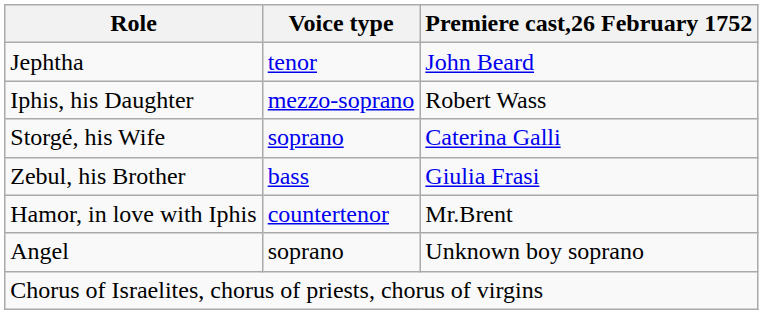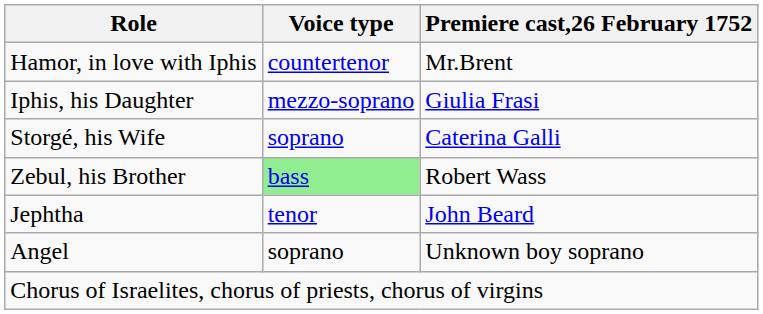rows swapped: (47, 61) <-> (133, 213)
(486, 99) Robert Wass -> (482, 99) Giulia Frasi
(288, 175) no background -> (288, 175) lightgreen background
(482, 175) Giulia Frasi -> (486, 175) Robert Wass
